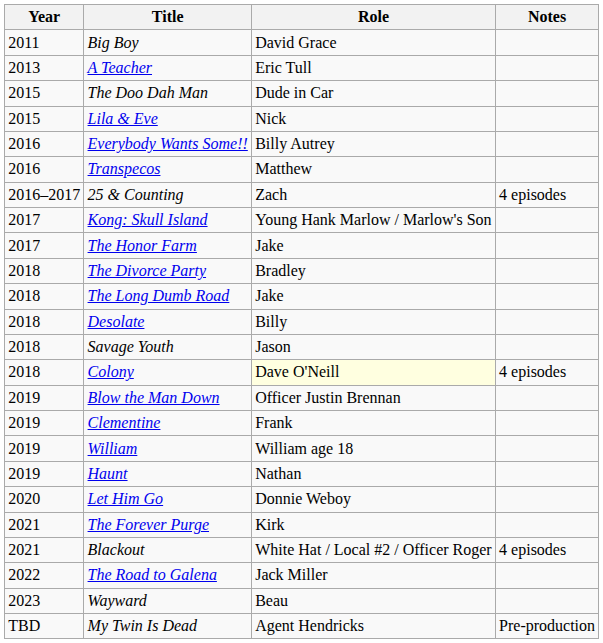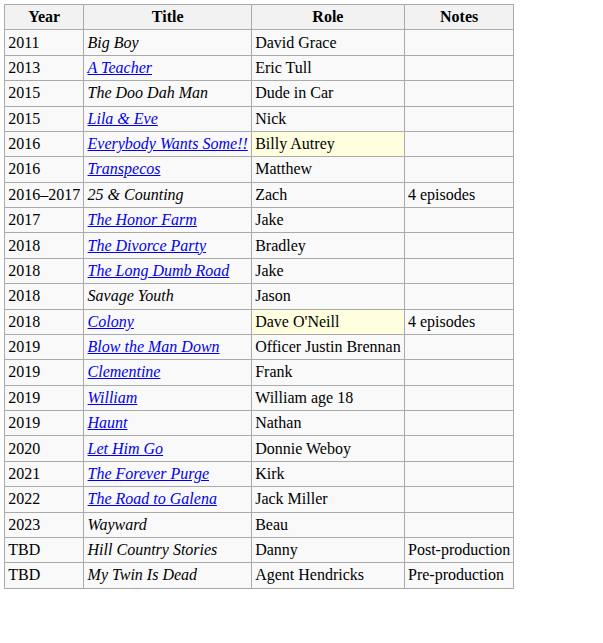(295, 144) no background -> (295, 144) lightyellow background
- row: (148, 220)
- row: (116, 321)
- row: (116, 550)
+ row: (152, 550)
